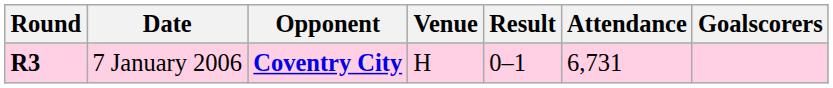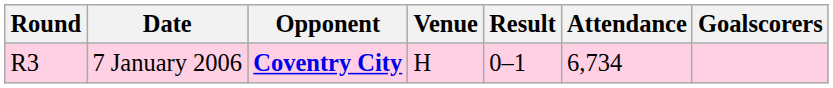(25, 62) bold -> (25, 62) normal
(595, 62) 6,731 -> (595, 62) 6,734
